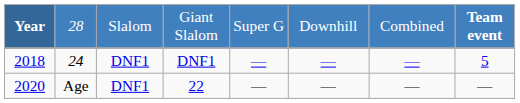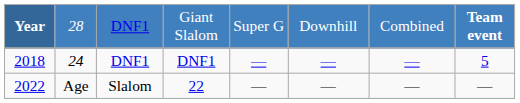(130, 26) Slalom -> (130, 26) DNF1
(30, 86) 2020 -> (30, 86) 2022
(130, 86) DNF1 -> (130, 86) Slalom
